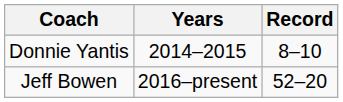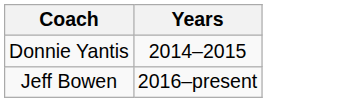- column: (300, 19)
